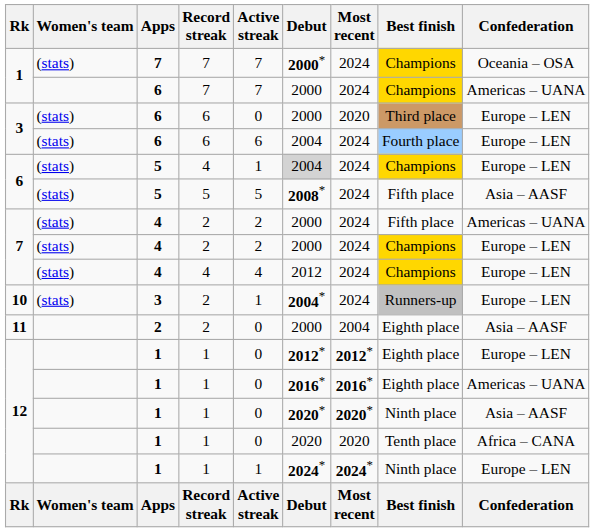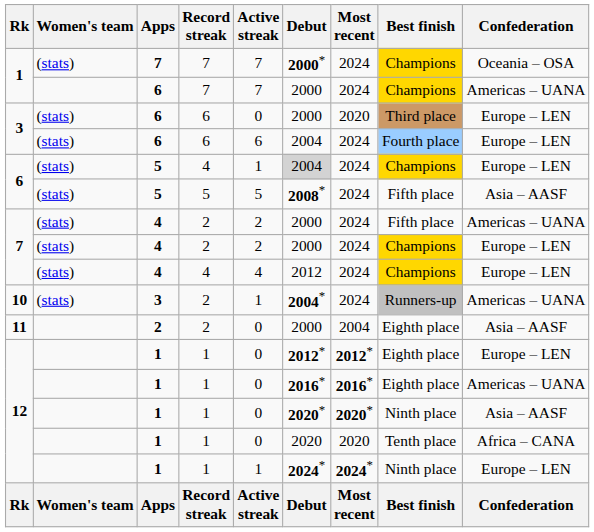(526, 300) Europe – LEN -> (526, 300) Americas – UANA
